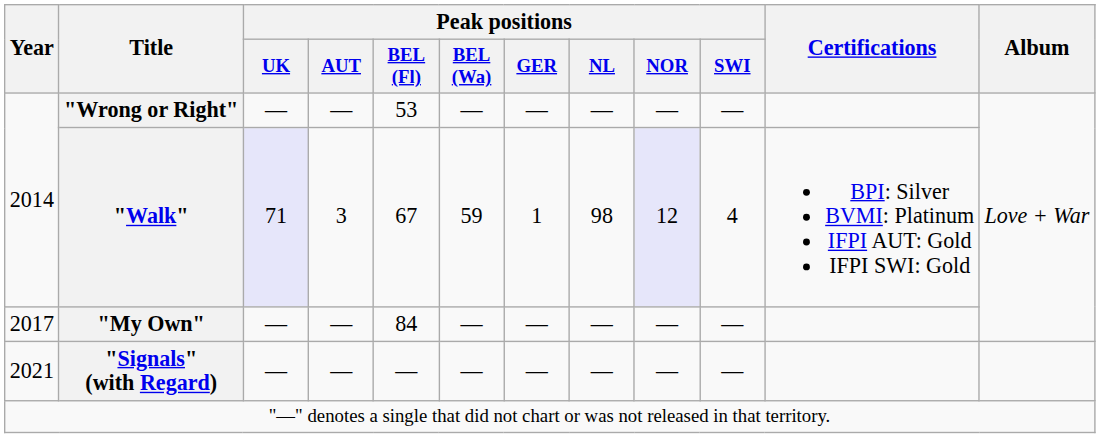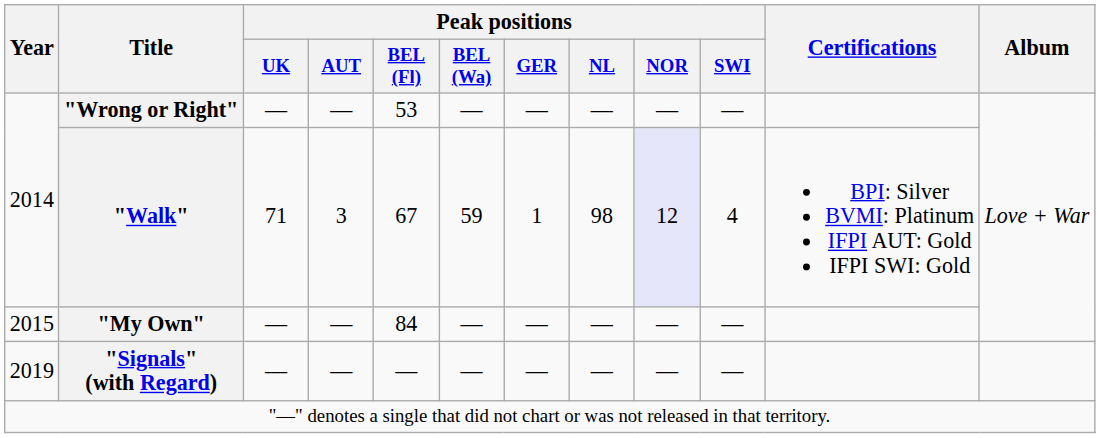(276, 216) lavender background -> (276, 216) no background
(32, 323) 2017 -> (32, 323) 2015
(32, 371) 2021 -> (32, 371) 2019
